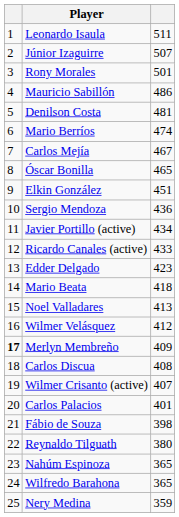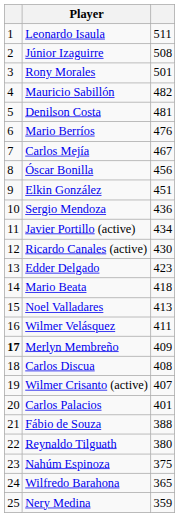(163, 53) 507 -> (163, 53) 508
(163, 92) 486 -> (163, 92) 482
(163, 131) 474 -> (163, 131) 476
(163, 170) 465 -> (163, 170) 456
(163, 248) 433 -> (163, 248) 430
(163, 326) 412 -> (163, 326) 411
(163, 424) 398 -> (163, 424) 388
(163, 463) 365 -> (163, 463) 375
